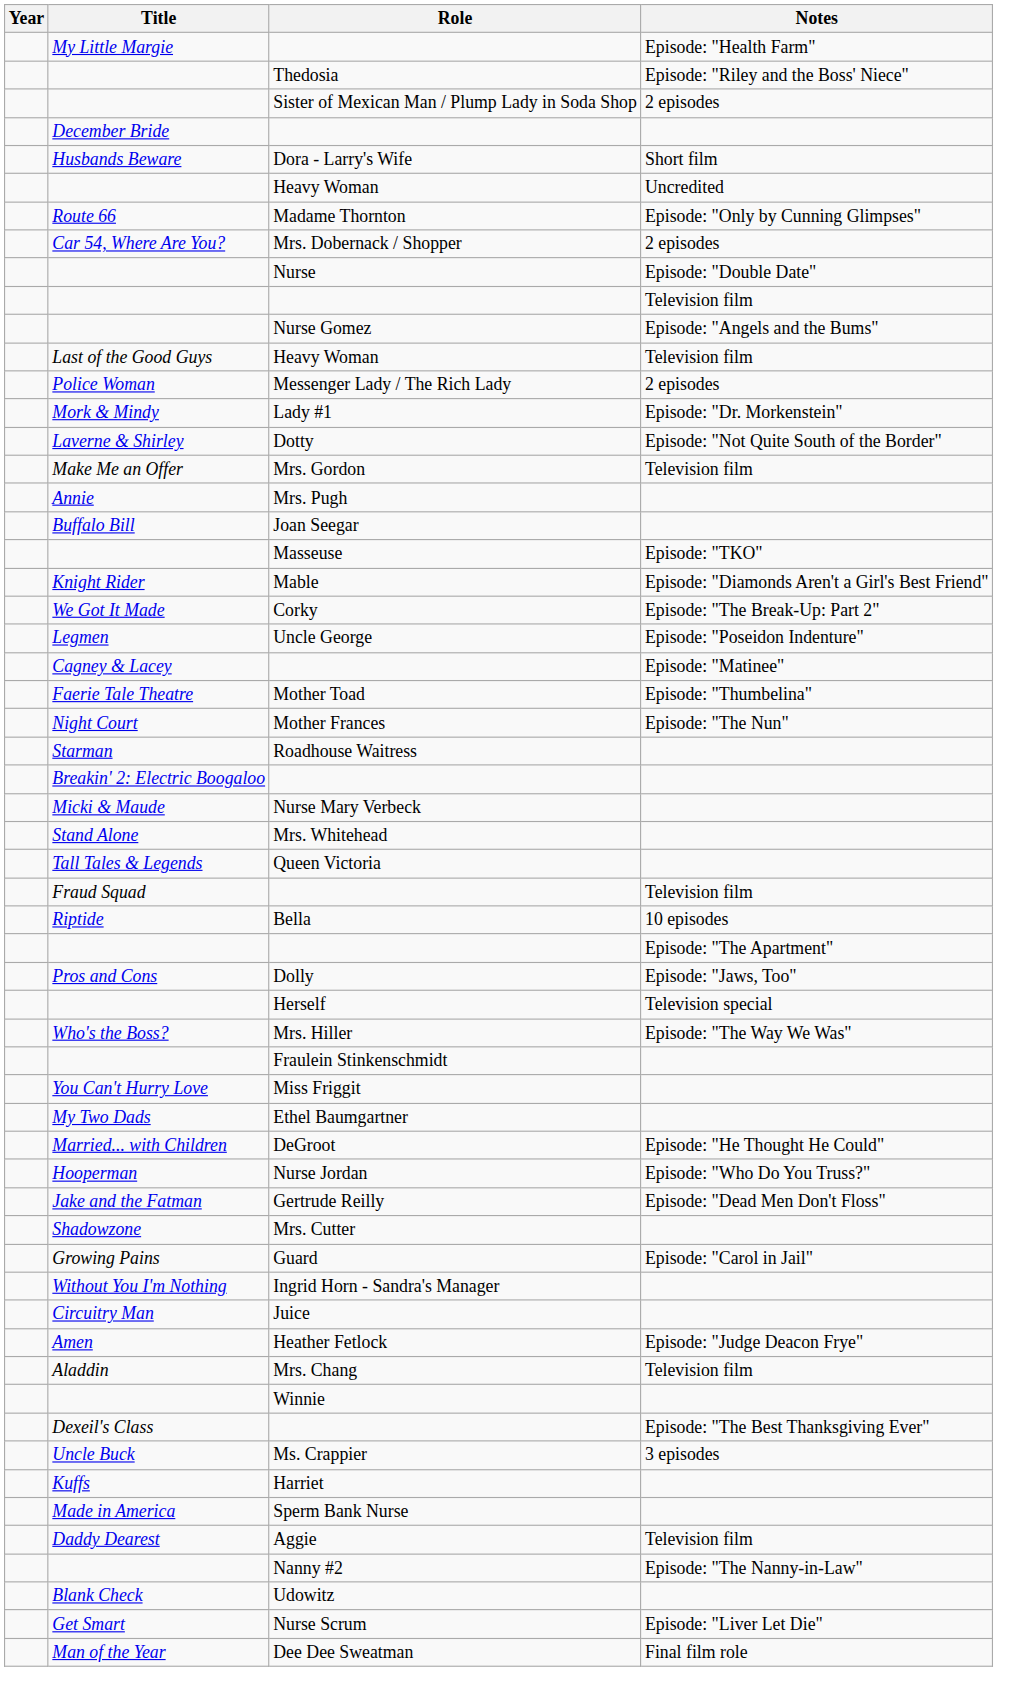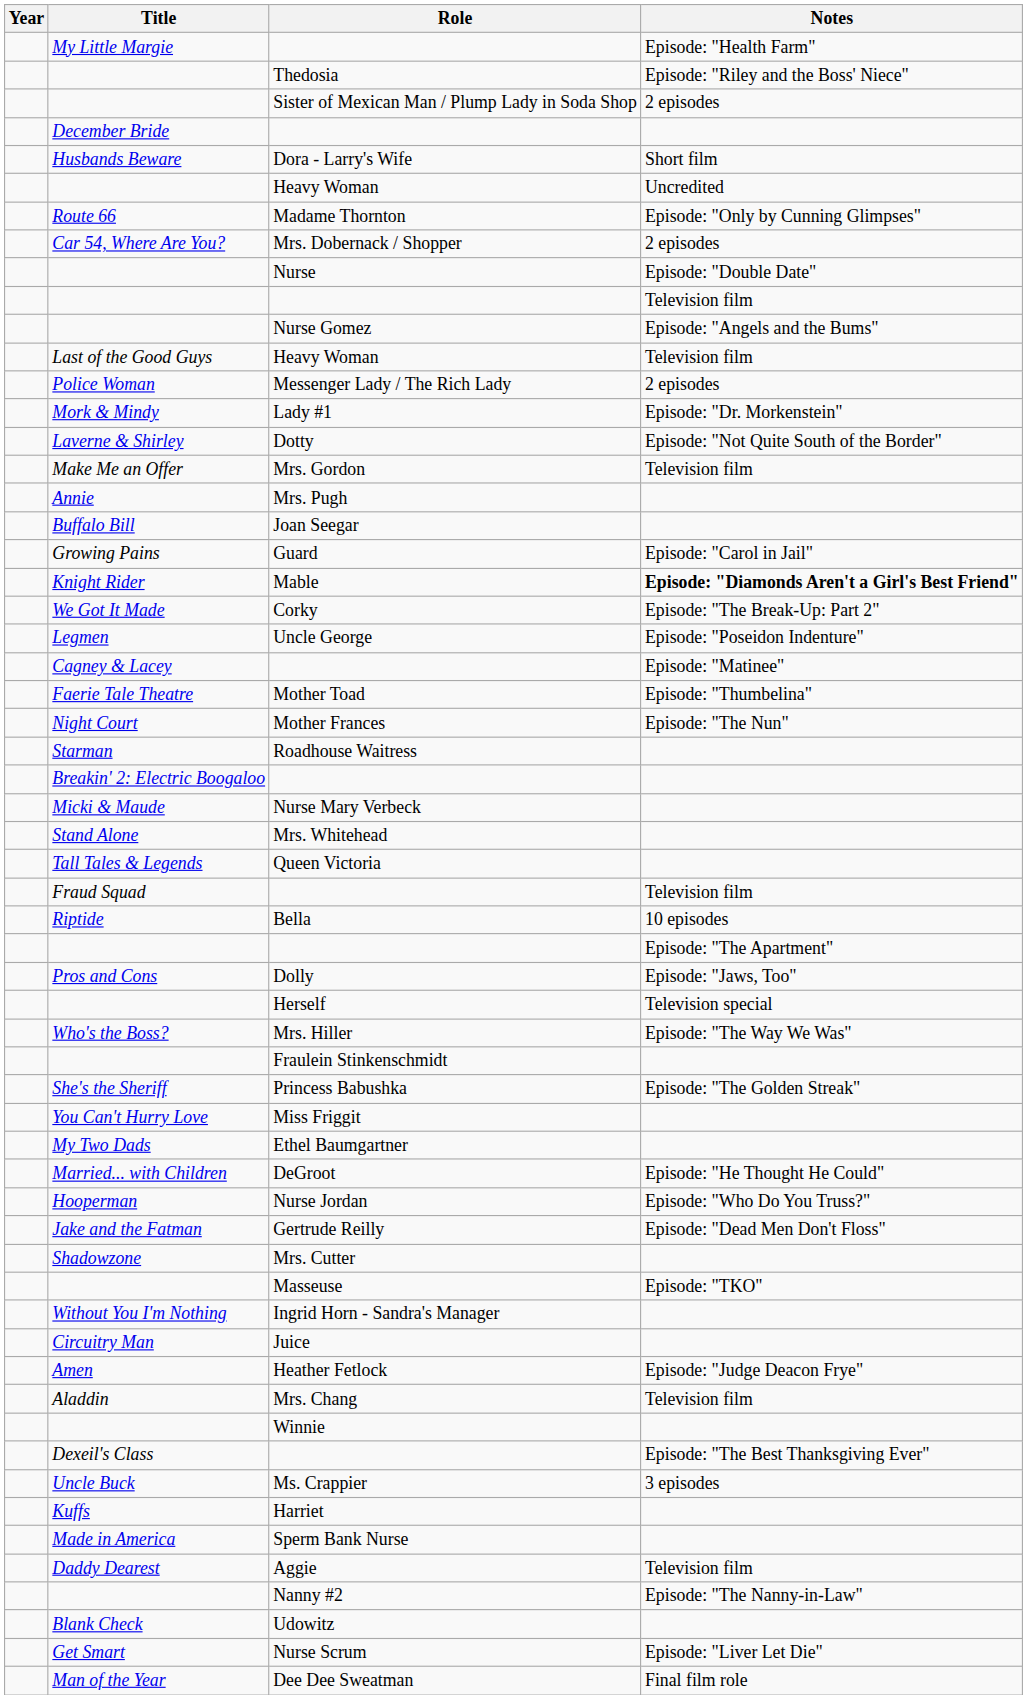rows swapped: (159, 554) <-> (106, 1257)
(817, 581) normal -> (832, 581) bold
+ row: (109, 1088)
